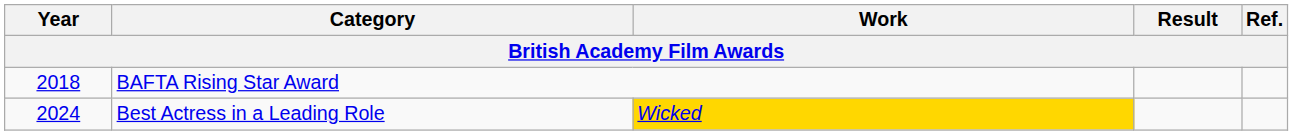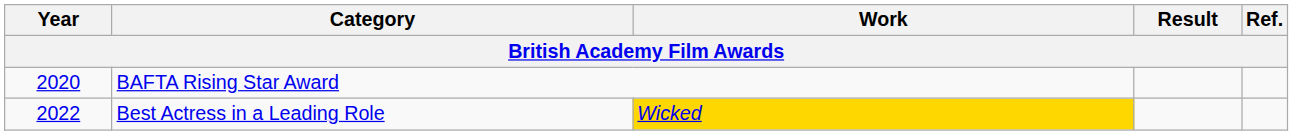(58, 82) 2018 -> (58, 82) 2020
(58, 113) 2024 -> (58, 113) 2022
